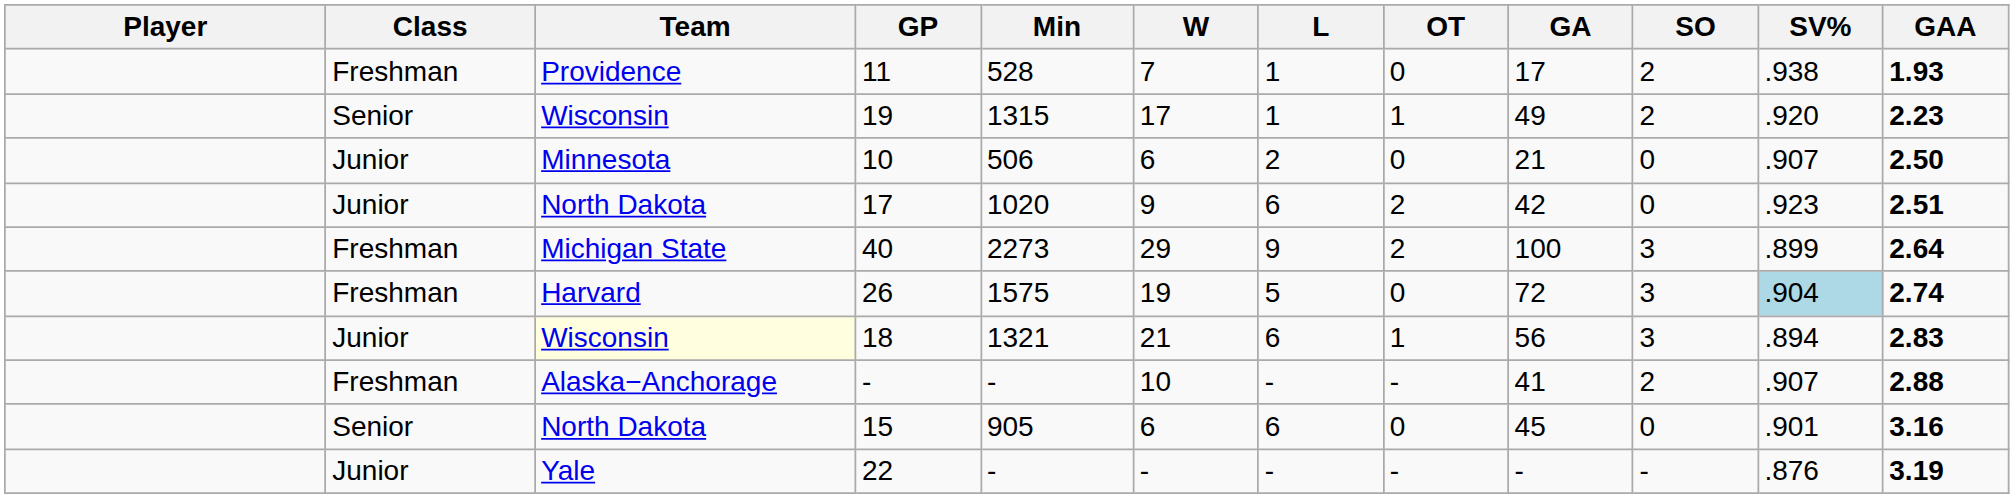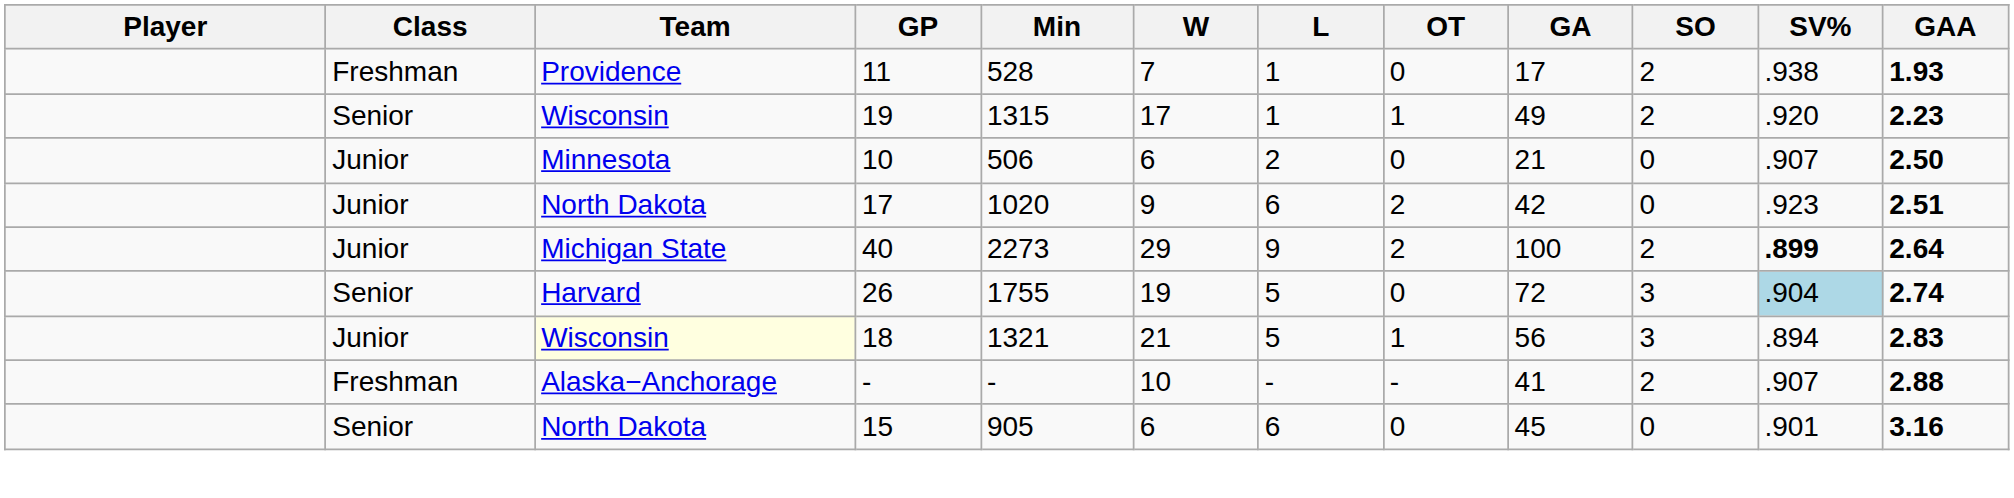(395, 248) Freshman -> (370, 248) Junior
(1647, 248) 3 -> (1647, 248) 2
(1792, 248) normal -> (1792, 248) bold
(395, 293) Freshman -> (373, 293) Senior
(1018, 293) 1575 -> (1018, 293) 1755
(1273, 337) 6 -> (1273, 337) 5
- row: (878, 470)
